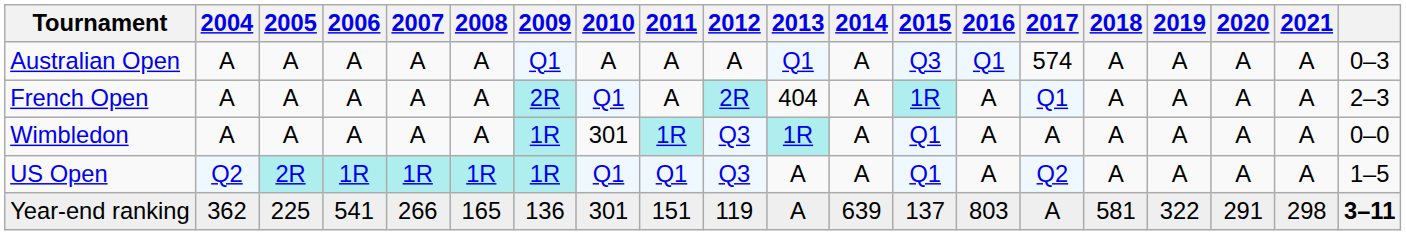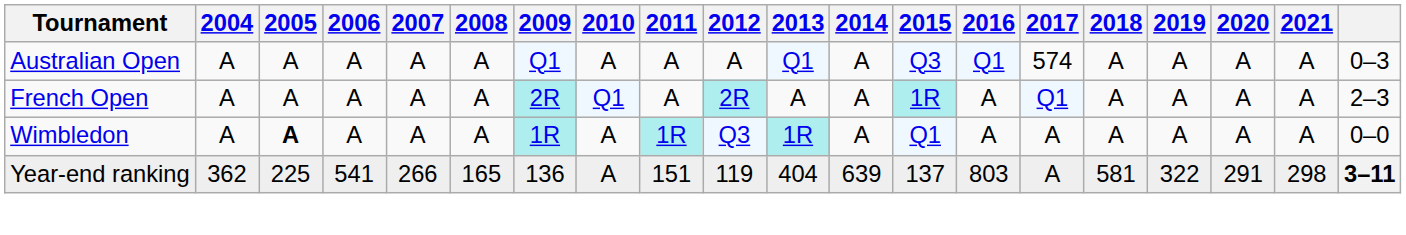(798, 98) 404 -> (798, 98) A
(291, 135) normal -> (291, 135) bold
(608, 135) 301 -> (608, 135) A
- row: (59, 173)
(608, 211) 301 -> (608, 173) A
(798, 211) A -> (798, 173) 404
